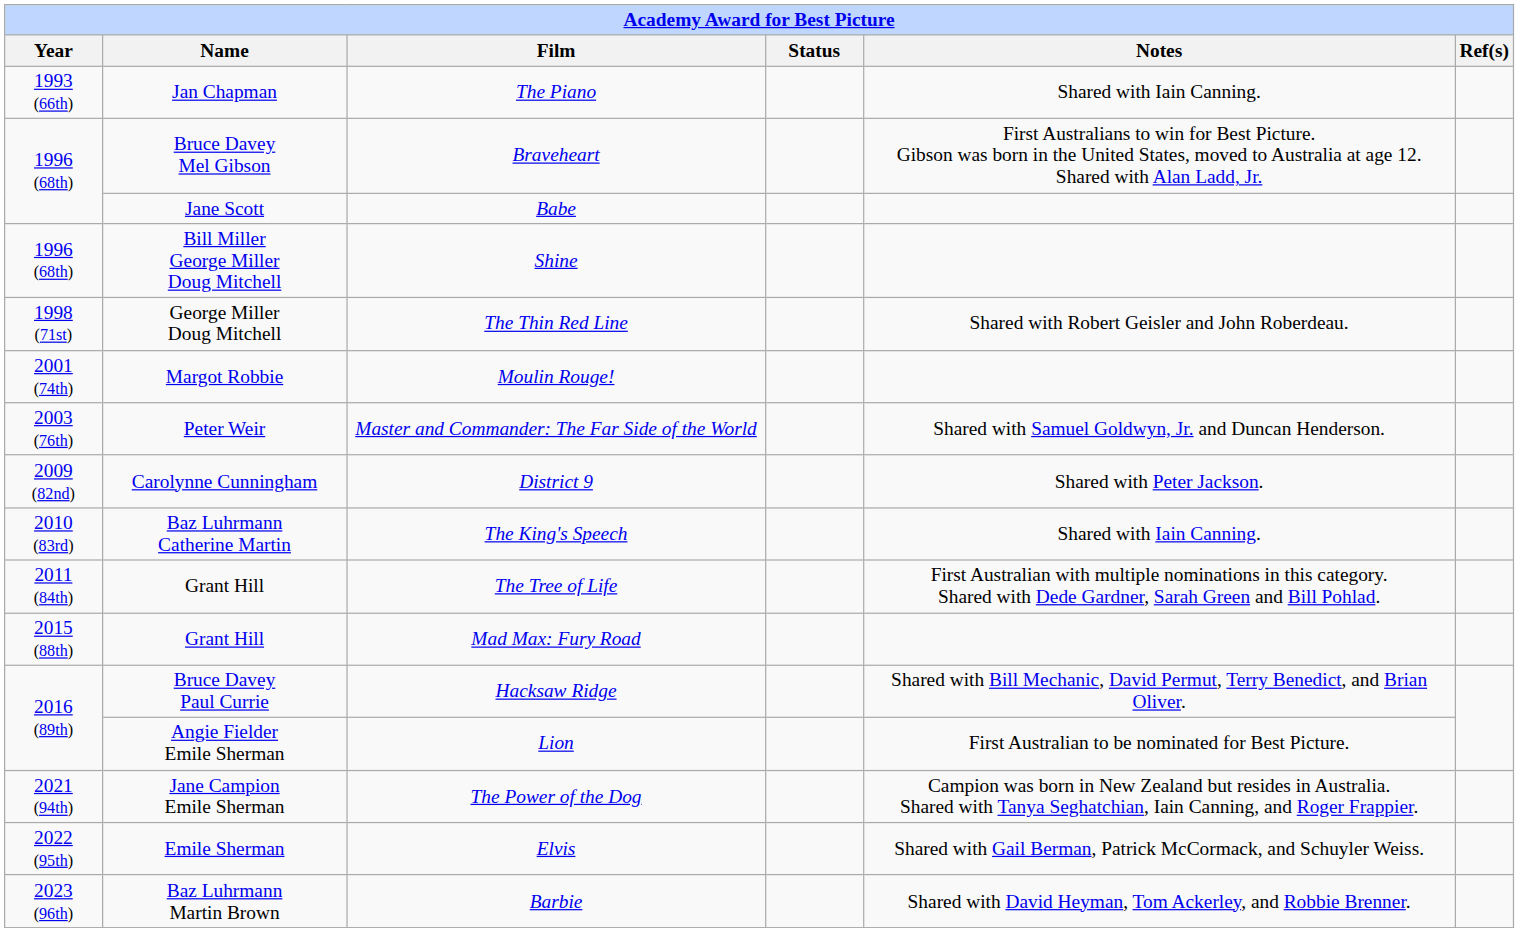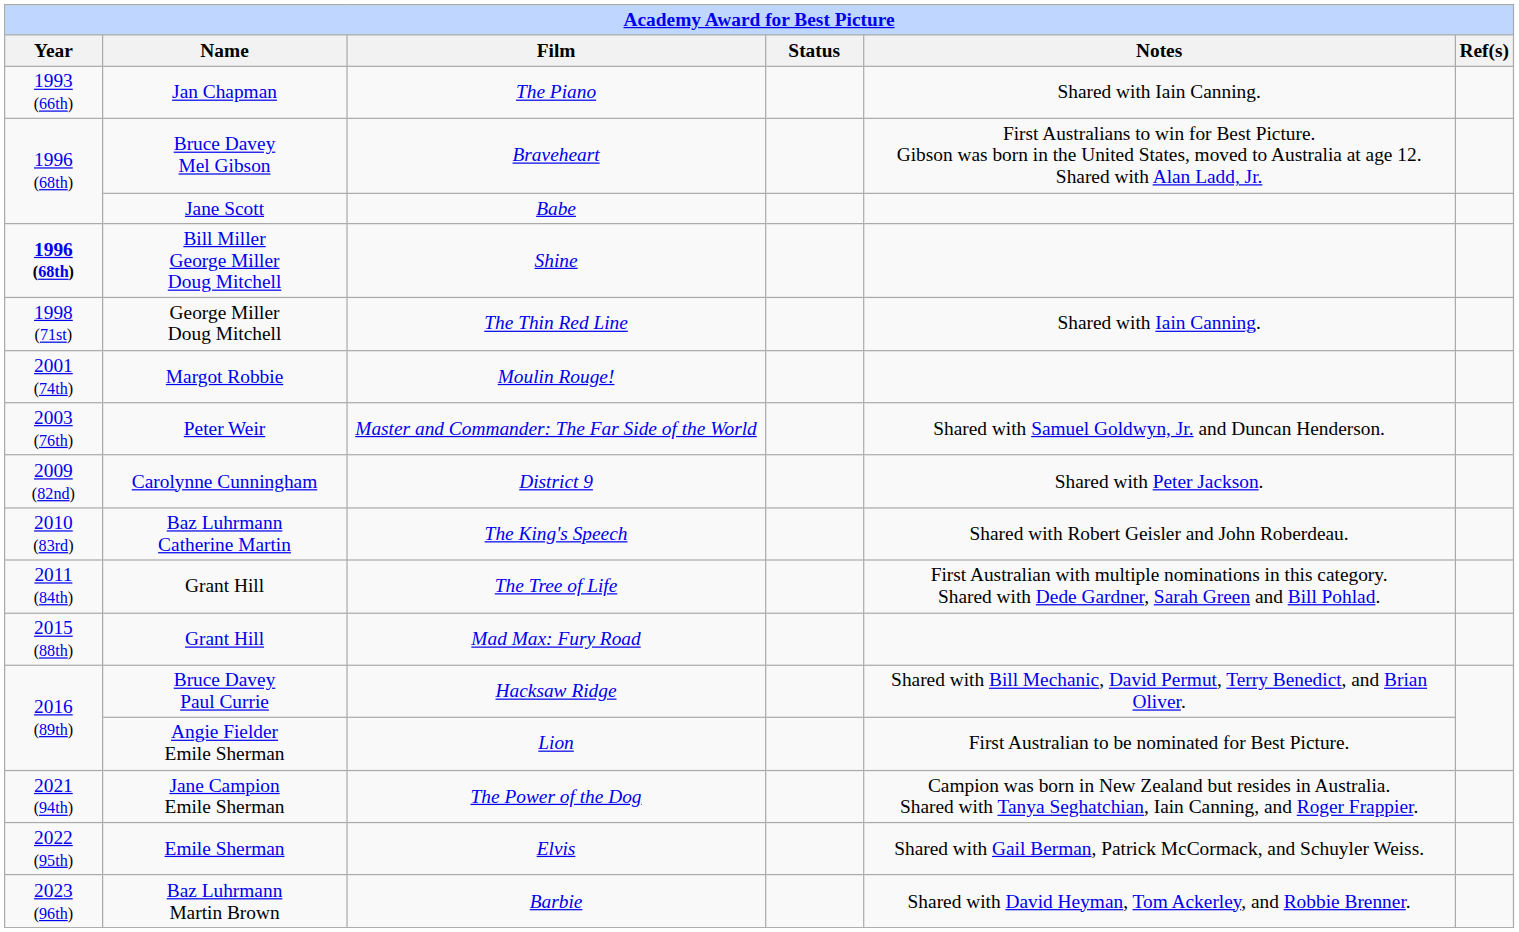(53, 260) normal -> (53, 260) bold
(1159, 323) Shared with Robert Geisler and John Roberdeau. -> (1159, 323) Shared with Iain Canning.
(1159, 533) Shared with Iain Canning. -> (1159, 533) Shared with Robert Geisler and John Roberdeau.
